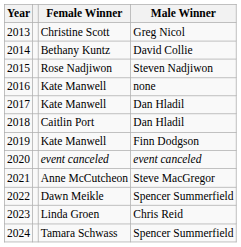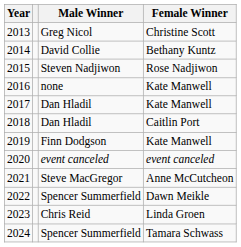columns swapped: (183, 13) <-> (84, 13)
